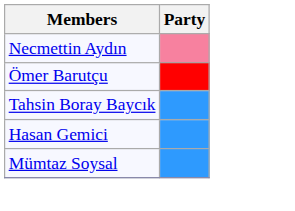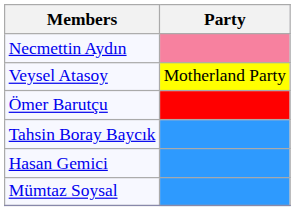+ row: (58, 76)
